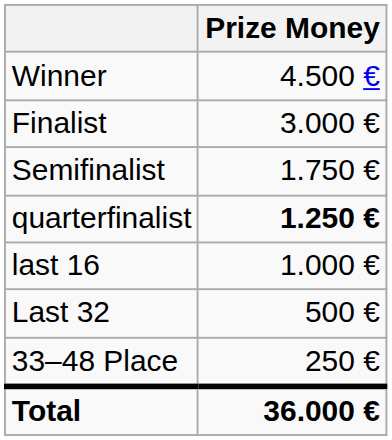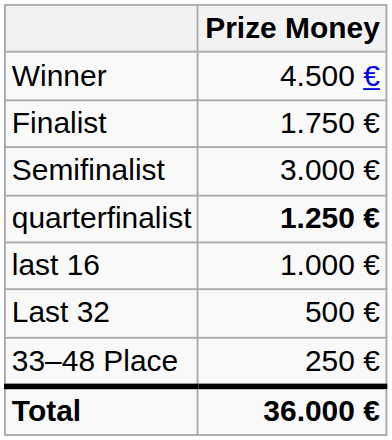(330, 123) 3.000 € -> (330, 123) 1.750 €
(330, 170) 1.750 € -> (330, 170) 3.000 €
